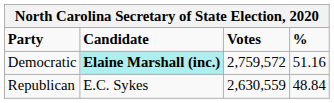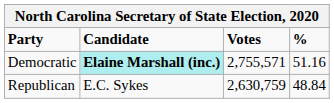(256, 62) 2,759,572 -> (256, 62) 2,755,571
(256, 86) 2,630,559 -> (256, 86) 2,630,759
